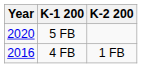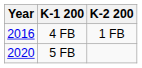rows swapped: (62, 53) <-> (62, 33)
